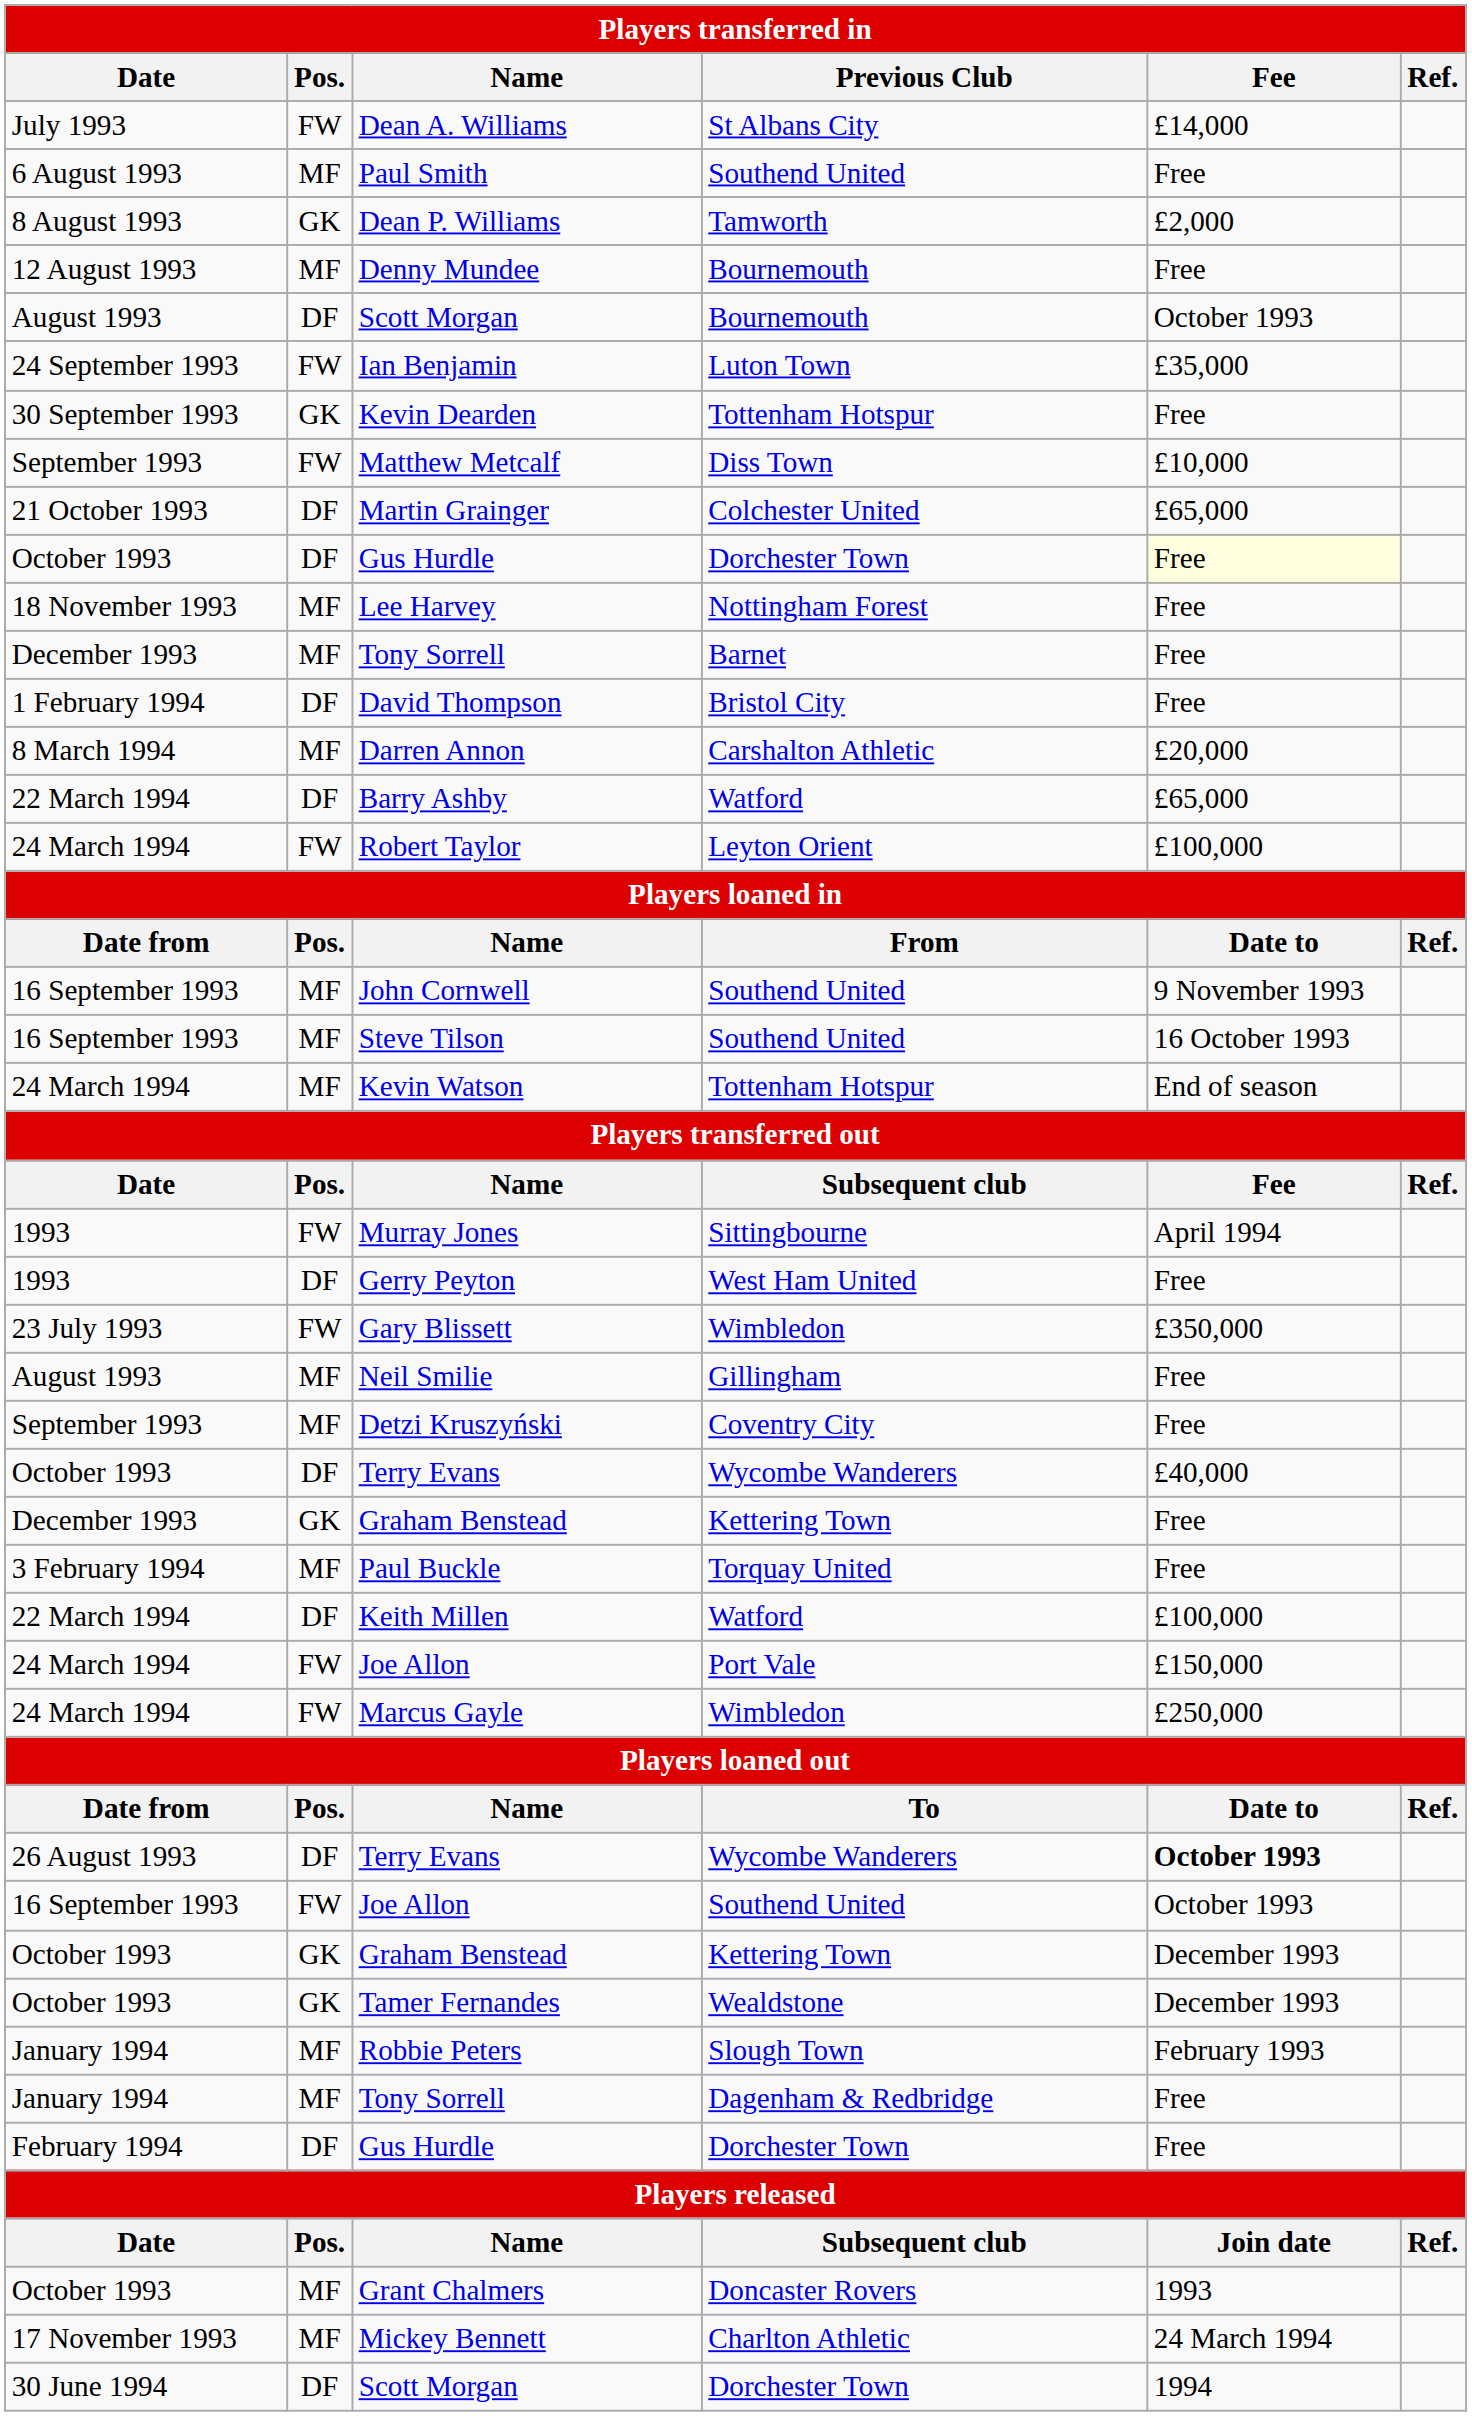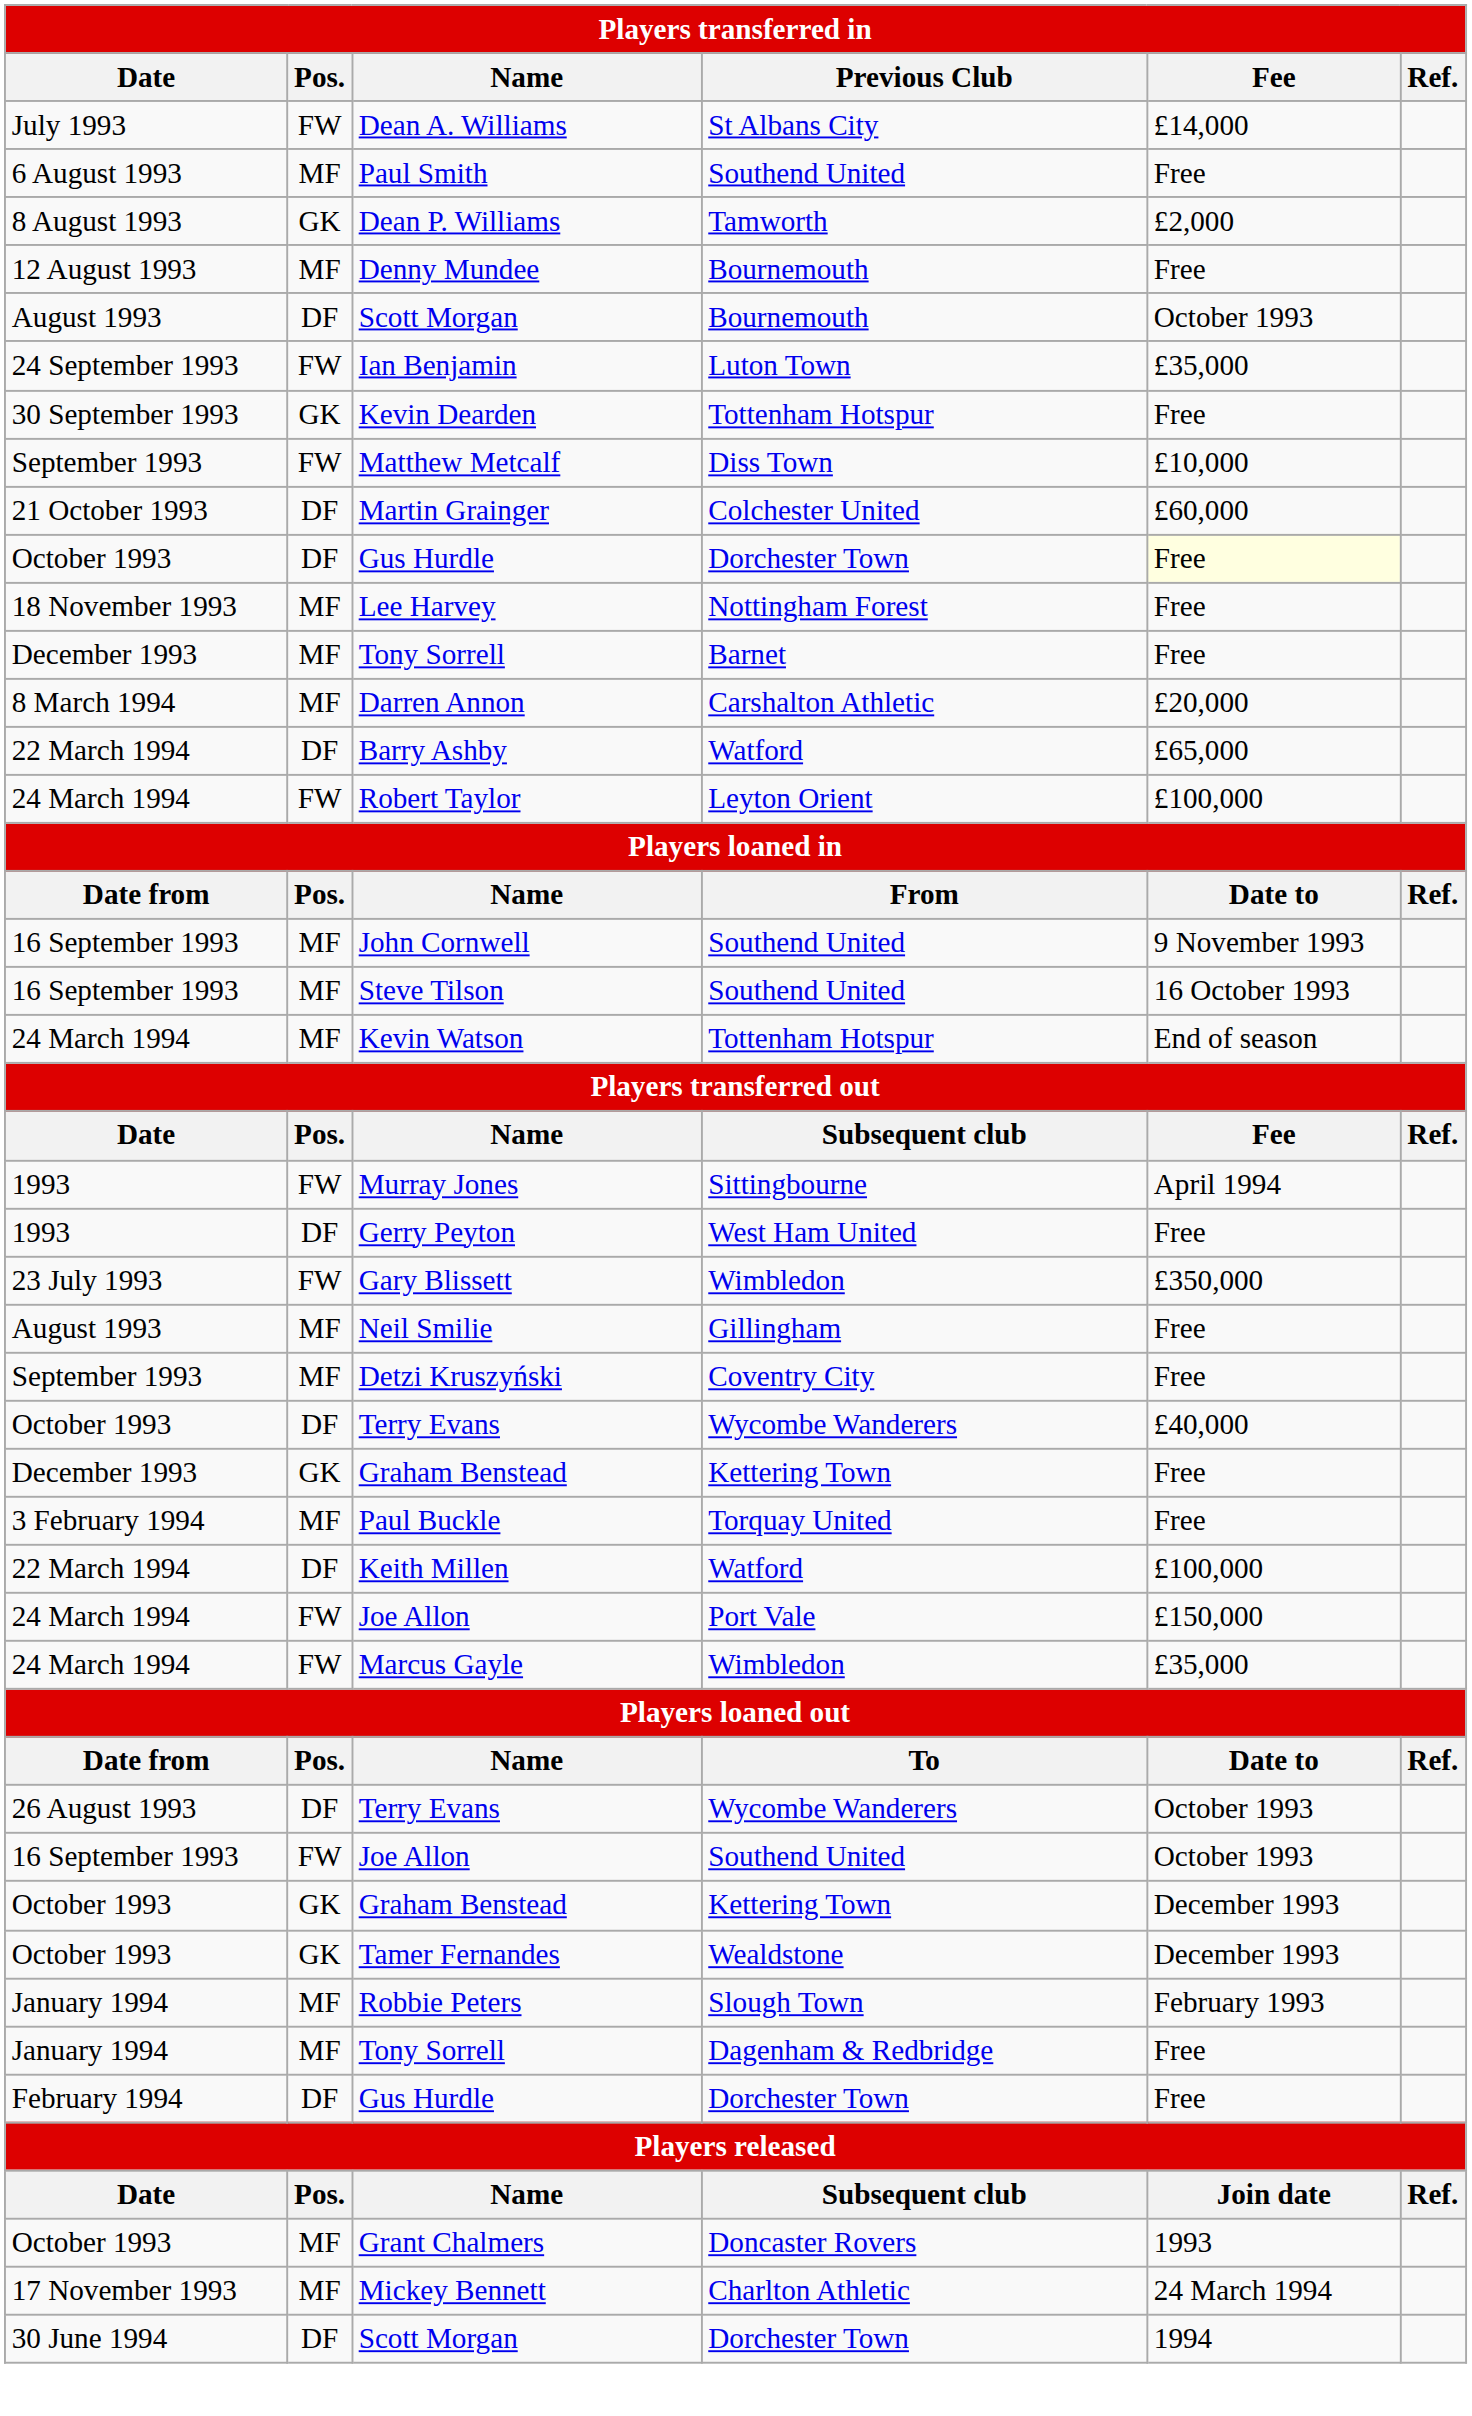(1201, 509) £65,000 -> (1201, 509) £60,000
- row: (108, 702)
(1208, 1712) £250,000 -> (1201, 1664) £35,000
(1237, 1857) bold -> (1234, 1809) normal
